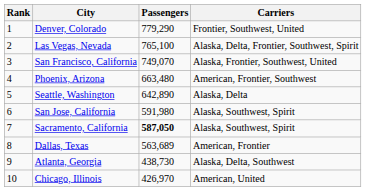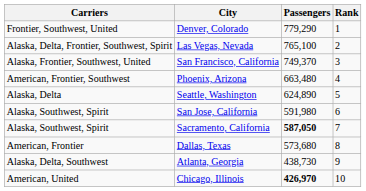columns swapped: (18, 12) <-> (276, 12)
(158, 62) 749,070 -> (300, 62) 749,370
(158, 95) 642,890 -> (300, 95) 624,890
(158, 145) 563,689 -> (300, 145) 573,680
(158, 178) normal -> (300, 178) bold
